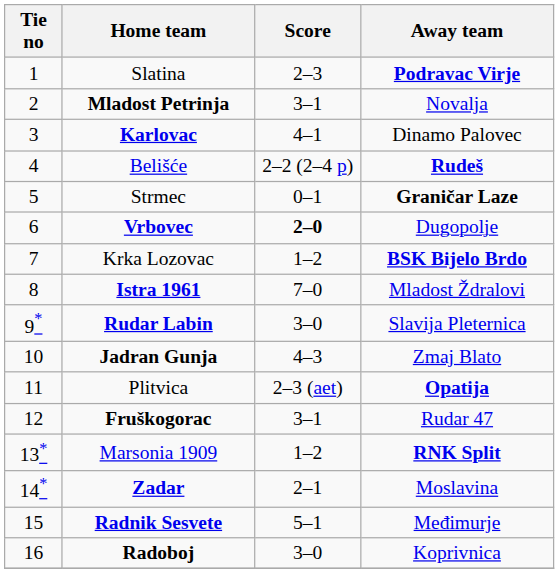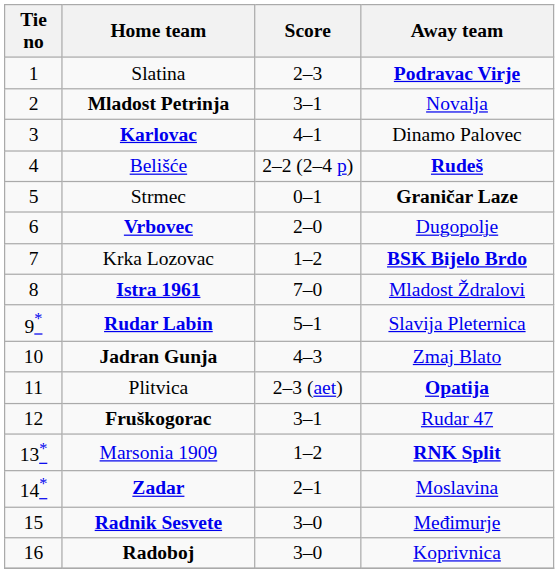(308, 227) bold -> (308, 227) normal
(308, 323) 3–0 -> (308, 323) 5–1
(308, 522) 5–1 -> (308, 522) 3–0
